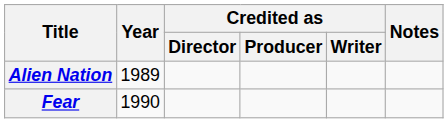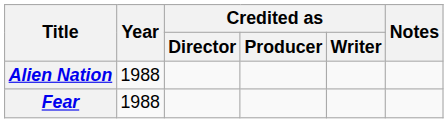(140, 74) 1989 -> (140, 74) 1988
(140, 103) 1990 -> (140, 103) 1988
